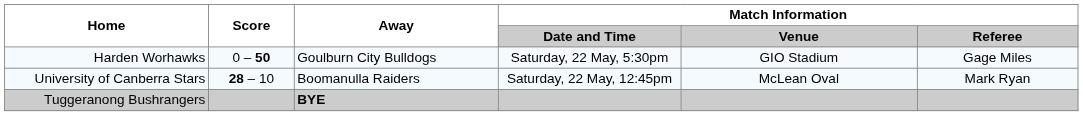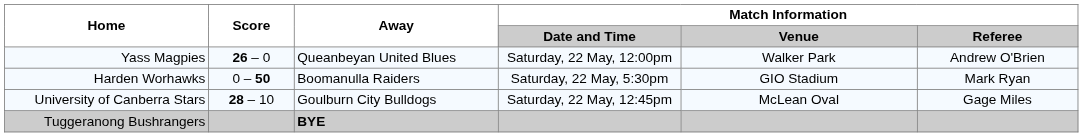+ row: (163, 57)
(367, 57) Goulburn City Bulldogs -> (358, 78) Boomanulla Raiders
(997, 57) Gage Miles -> (997, 78) Mark Ryan
(358, 78) Boomanulla Raiders -> (367, 100) Goulburn City Bulldogs
(997, 78) Mark Ryan -> (997, 100) Gage Miles
